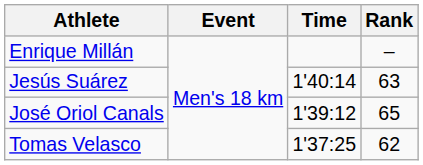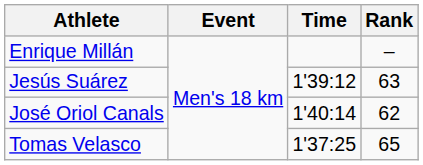(324, 82) 1'40:14 -> (324, 82) 1'39:12
(324, 113) 1'39:12 -> (324, 113) 1'40:14
(389, 113) 65 -> (389, 113) 62
(389, 144) 62 -> (389, 144) 65
